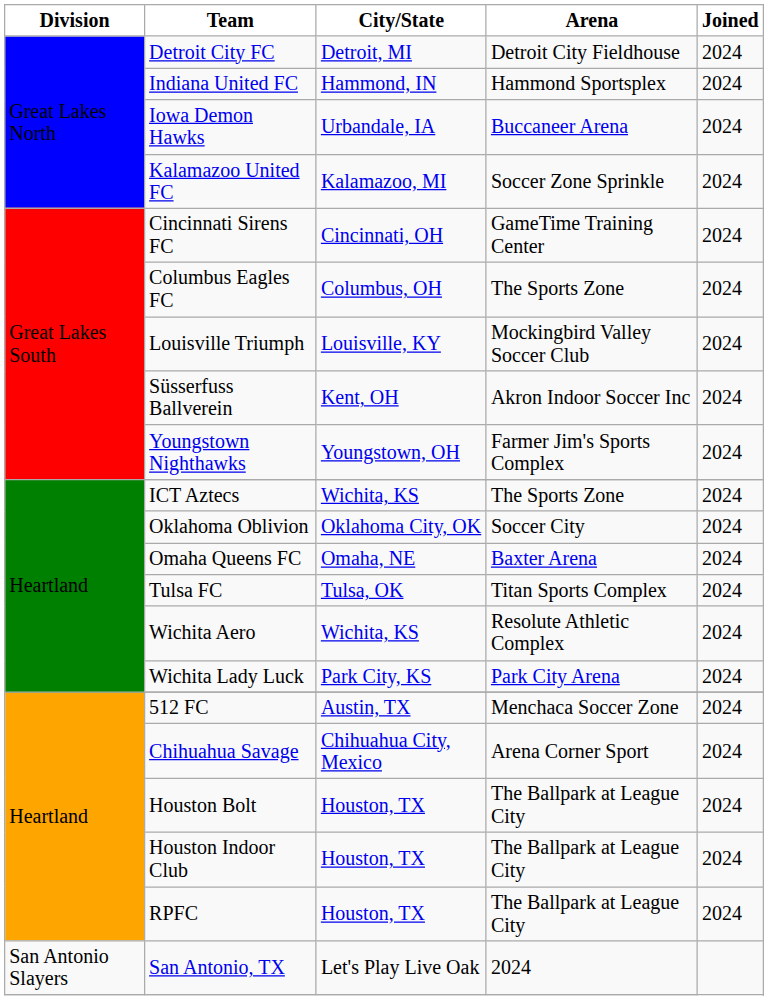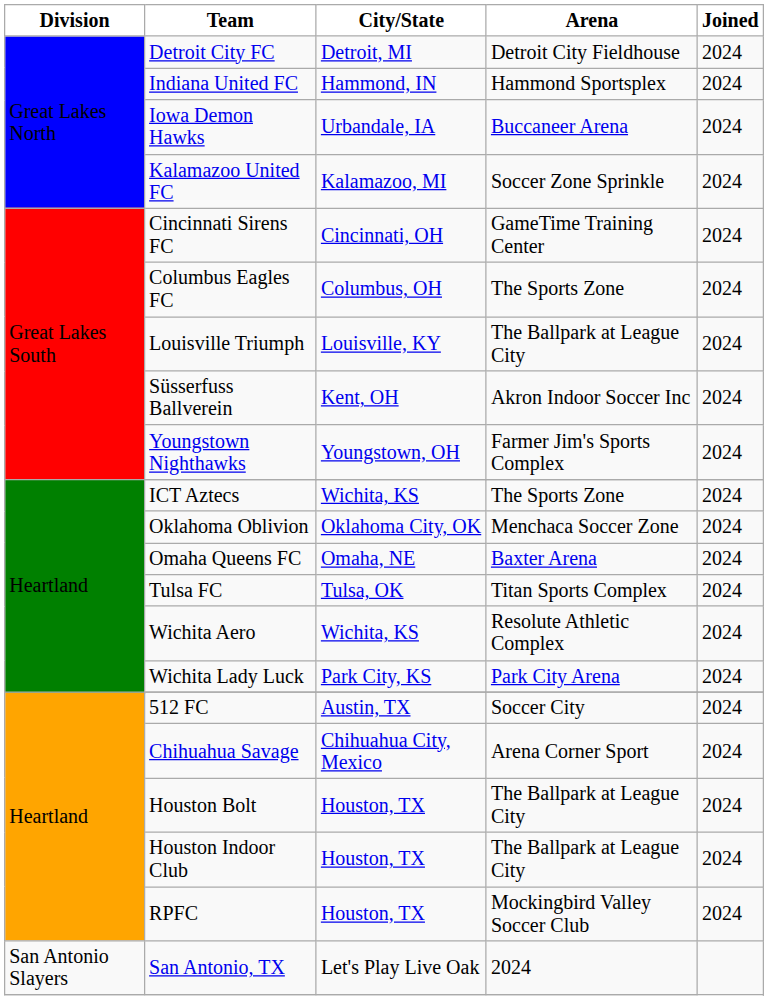(571, 343) Mockingbird Valley Soccer Club -> (585, 343) The Ballpark at League City
(538, 526) Soccer City -> (585, 526) Menchaca Soccer Zone
(585, 707) Menchaca Soccer Zone -> (538, 707) Soccer City
(585, 913) The Ballpark at League City -> (571, 913) Mockingbird Valley Soccer Club
